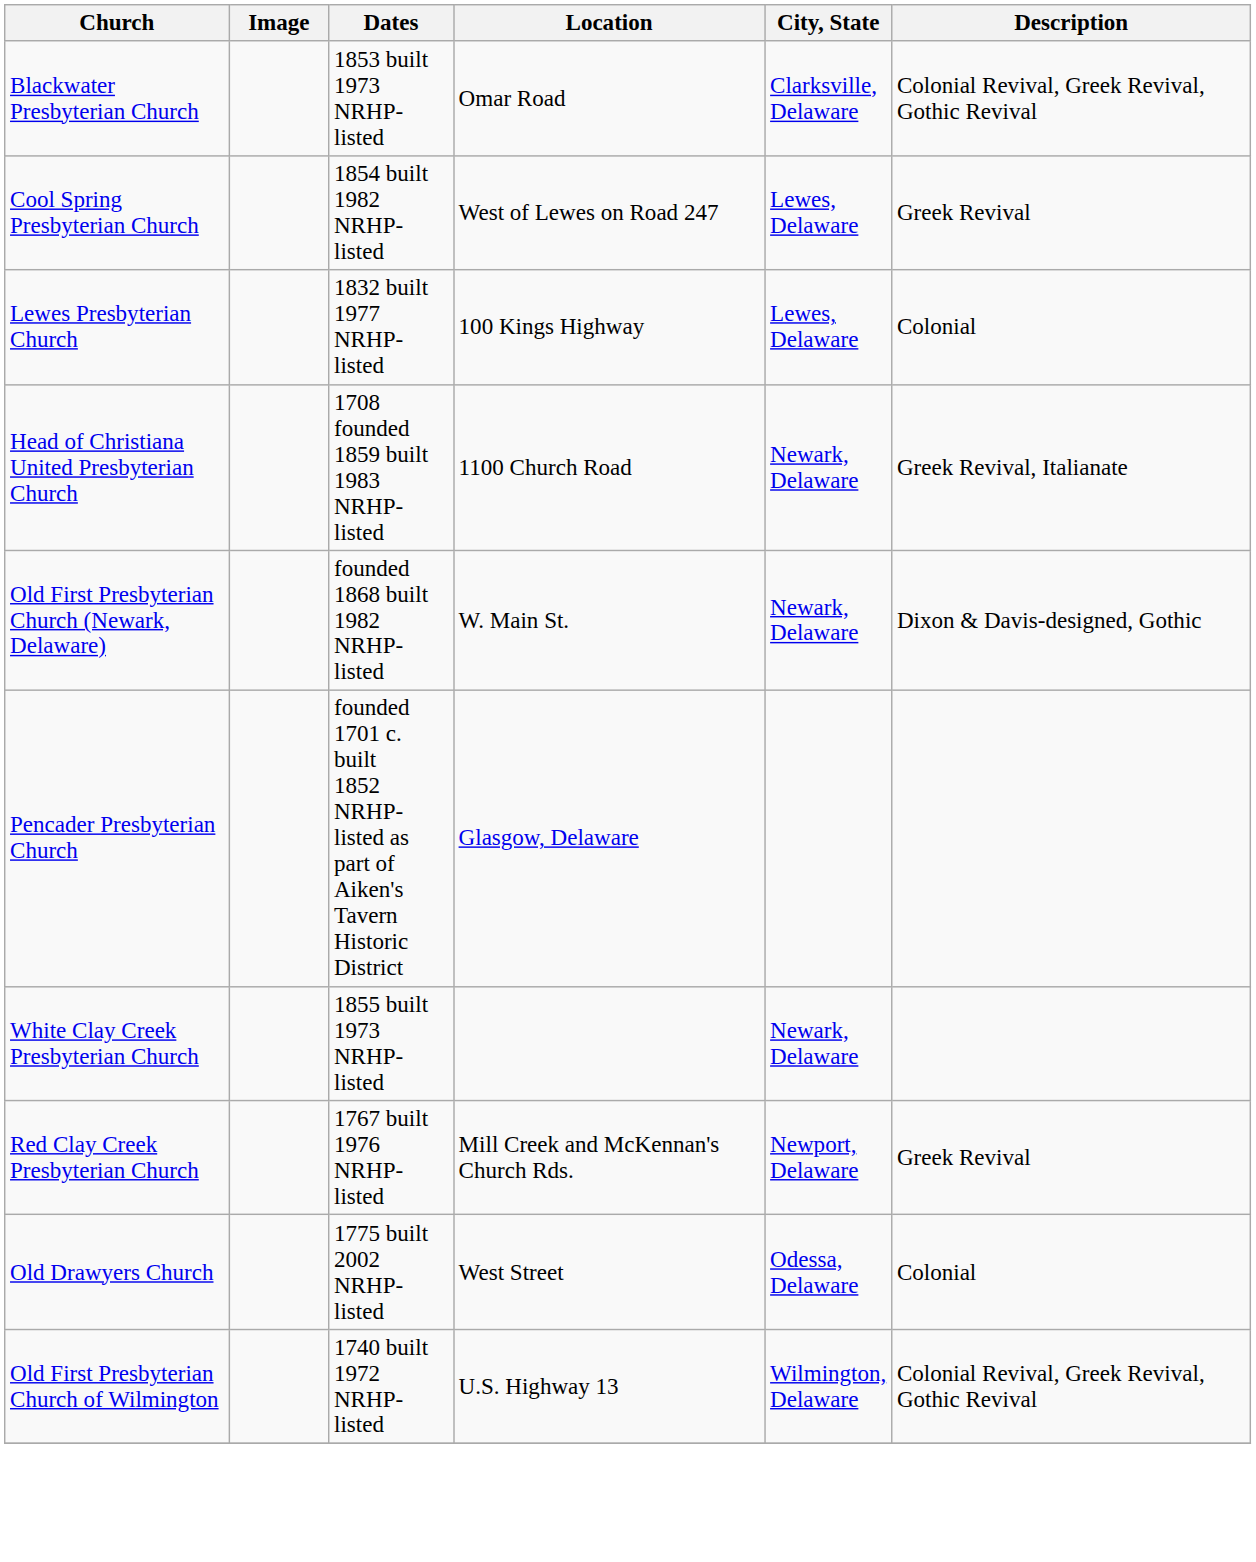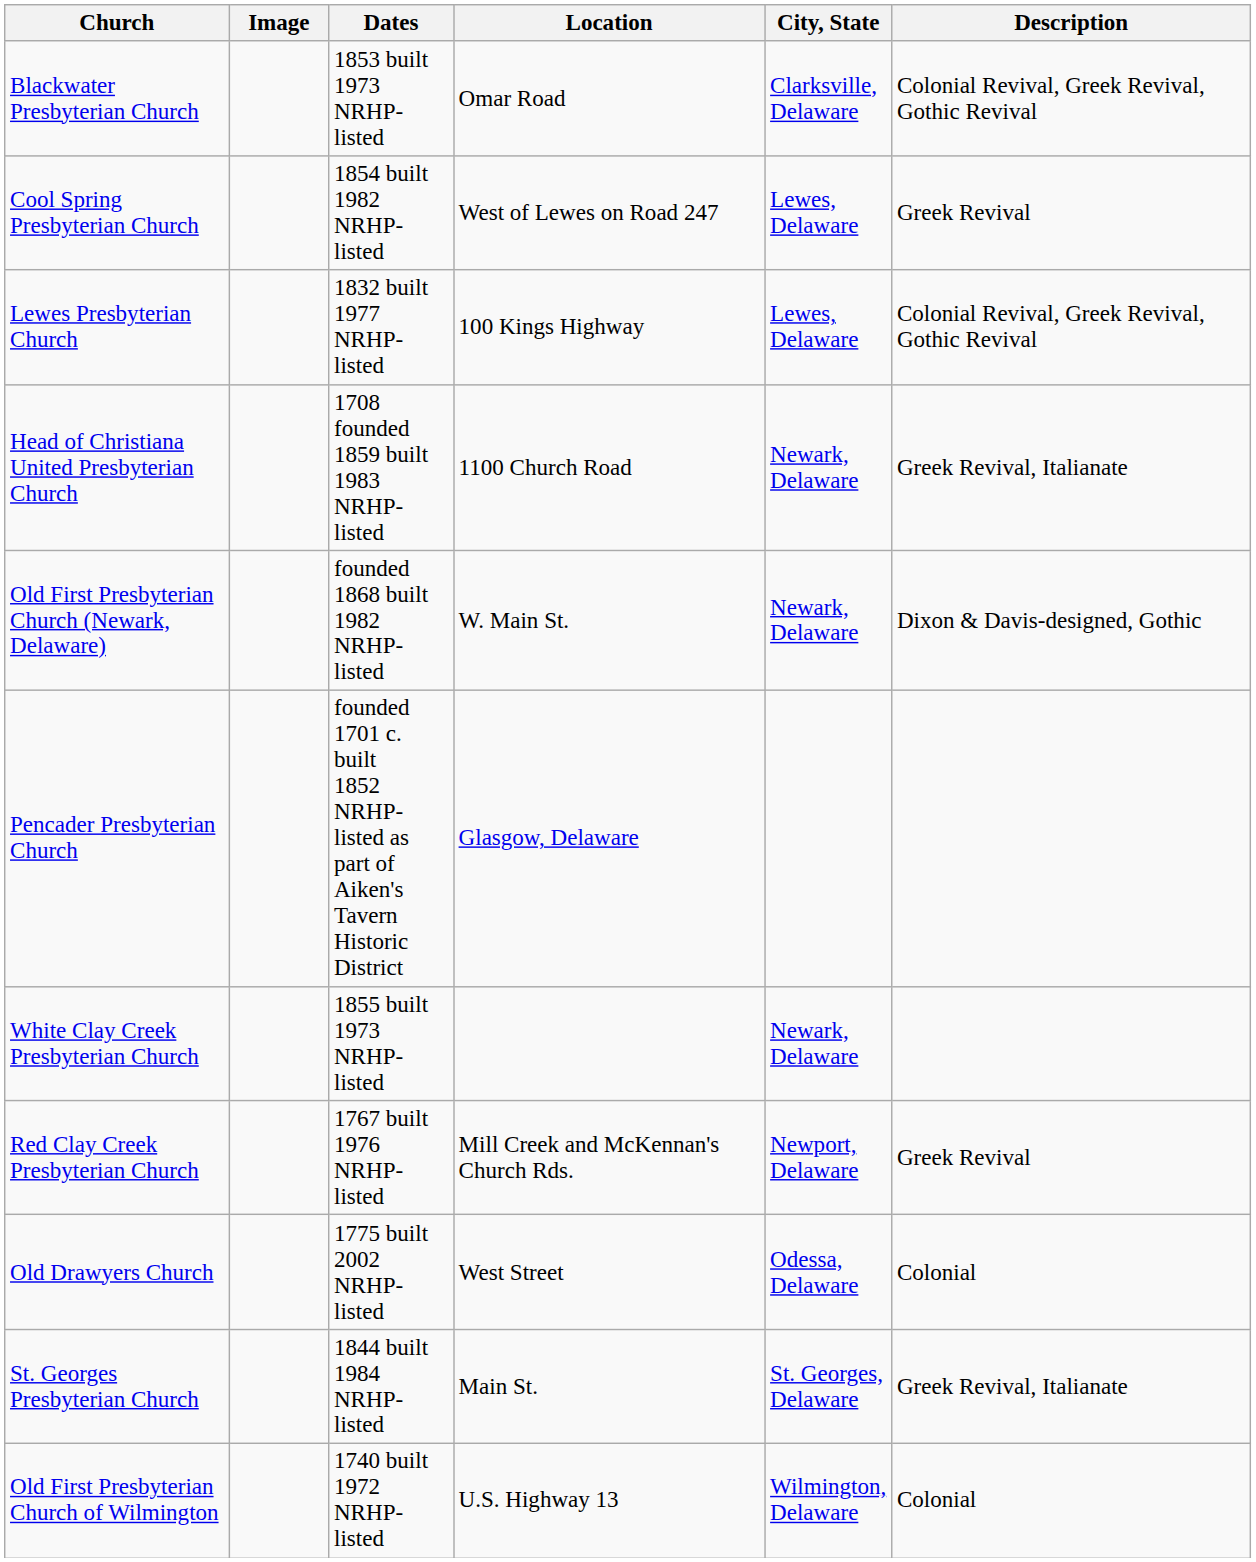(937, 326) Colonial -> (1051, 326) Colonial Revival, Greek Revival, Gothic Revival
+ row: (104, 1386)
(1051, 1386) Colonial Revival, Greek Revival, Gothic Revival -> (937, 1500) Colonial
